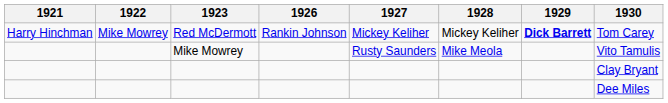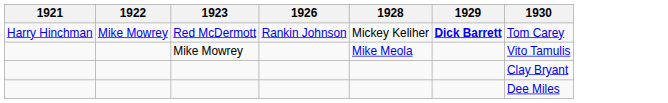- column: (394, 13)
